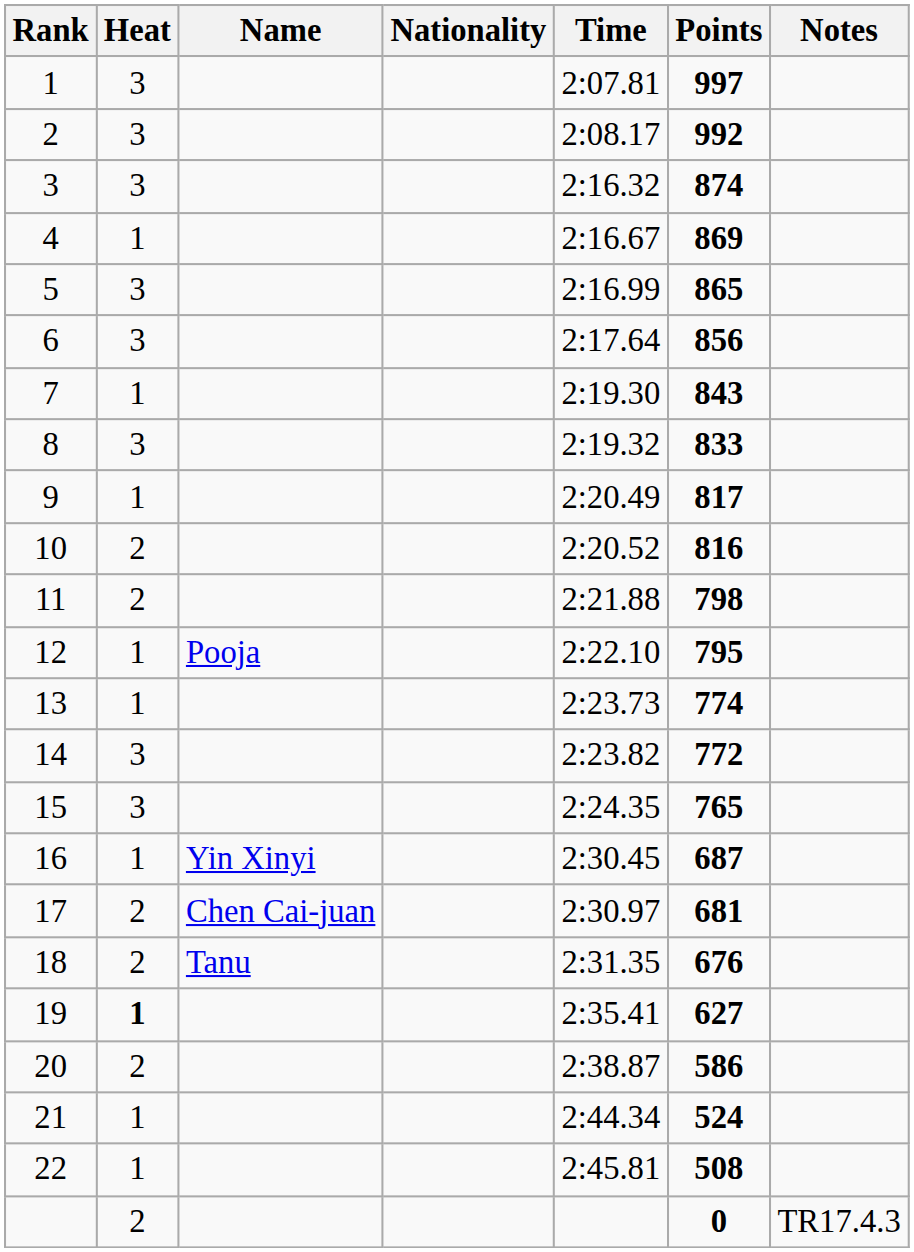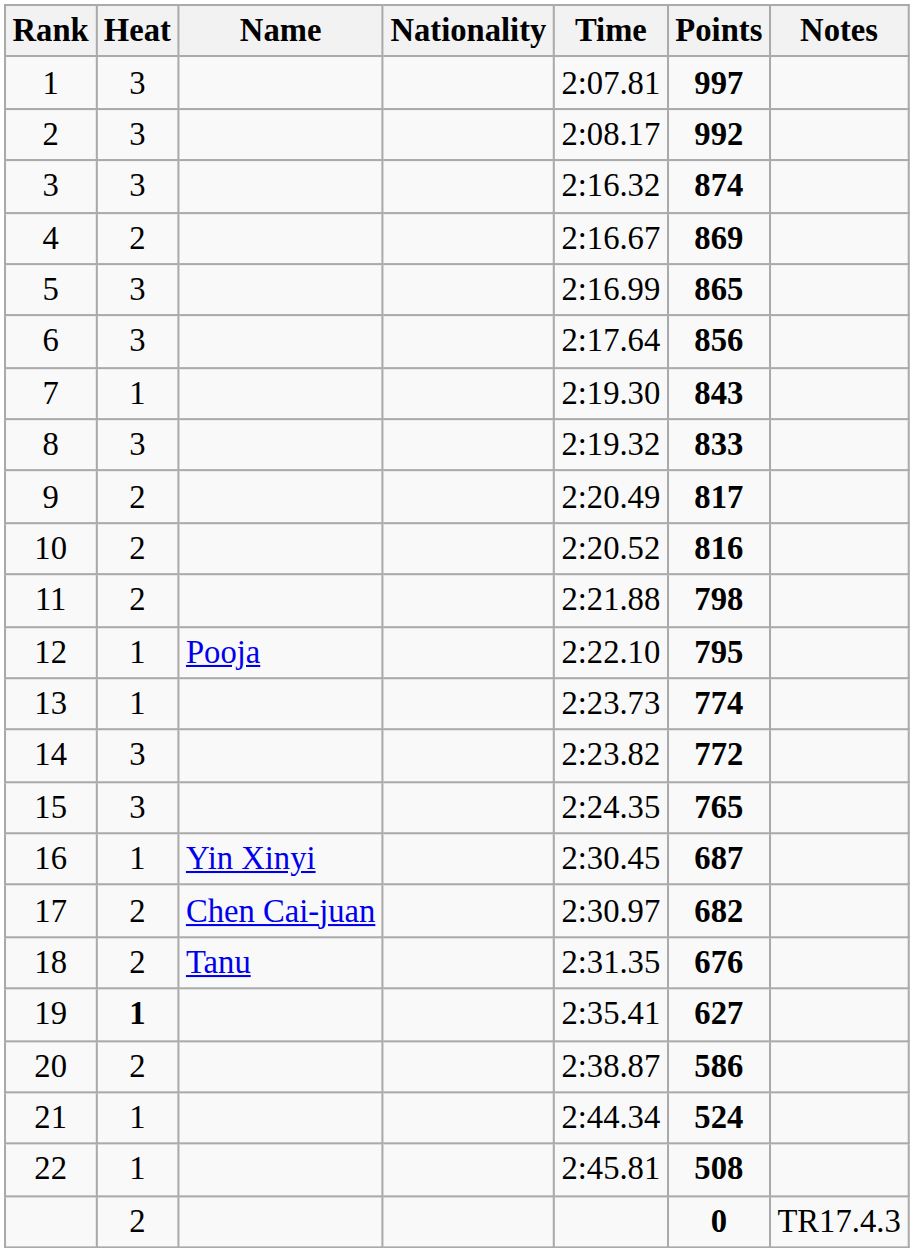(137, 237) 1 -> (137, 237) 2
(137, 496) 1 -> (137, 496) 2
(719, 910) 681 -> (719, 910) 682
